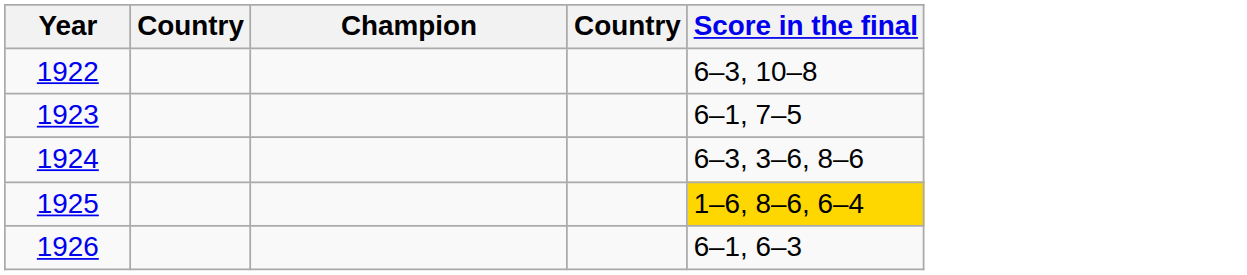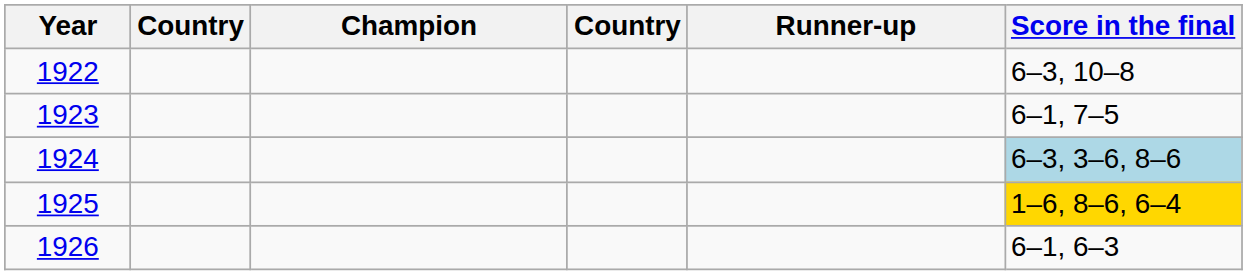+ column: (846, 26)
(779, 159) no background -> (1096, 159) lightblue background
